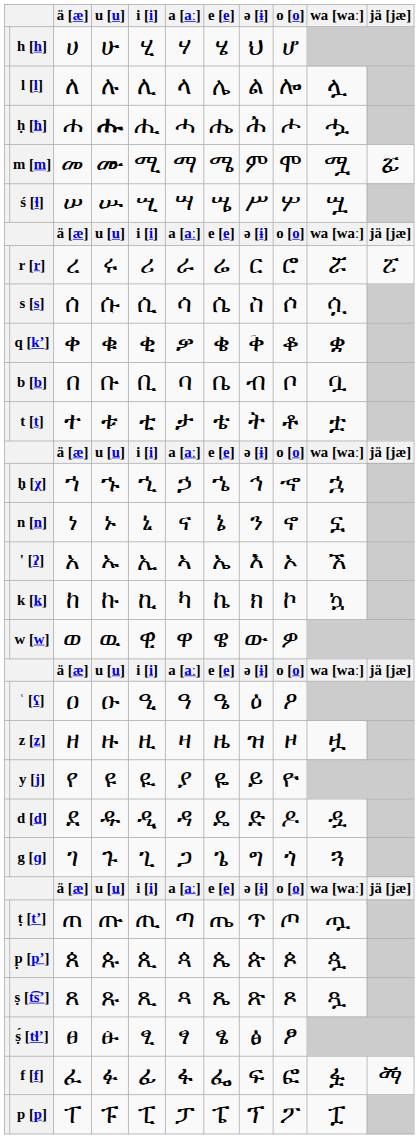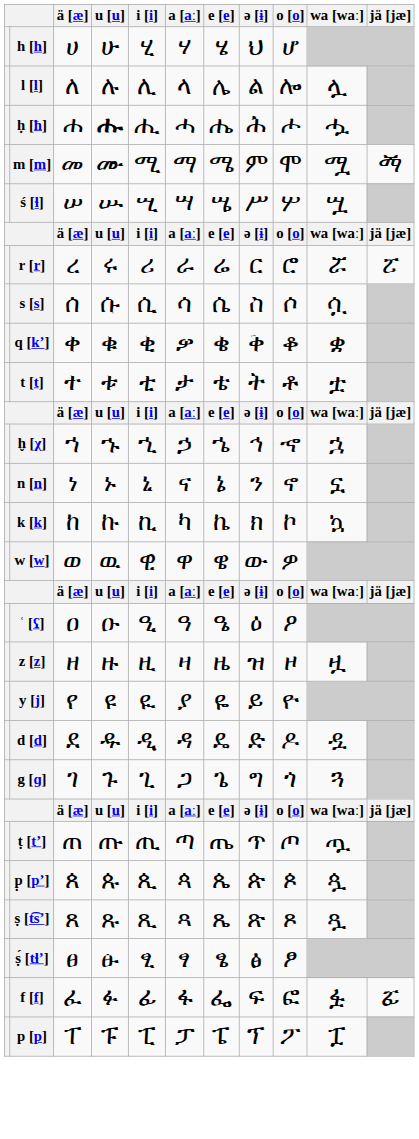(390, 163) ፚ -> (390, 163) ፙ
- row: (32, 382)
- row: (32, 561)
(390, 1075) ፙ -> (390, 997) ፚ
